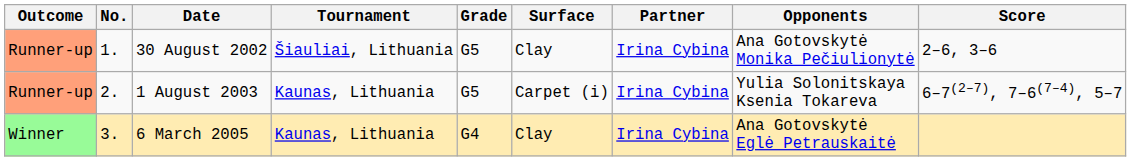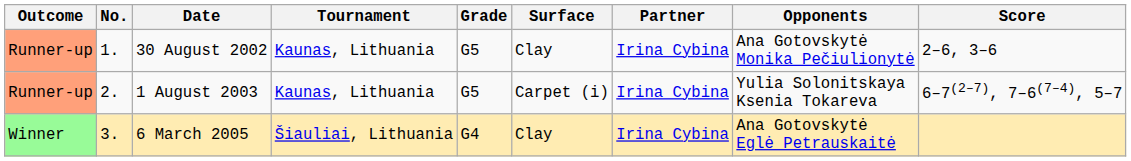(364, 50) Šiauliai, Lithuania -> (355, 50) Kaunas, Lithuania
(355, 135) Kaunas, Lithuania -> (364, 135) Šiauliai, Lithuania
